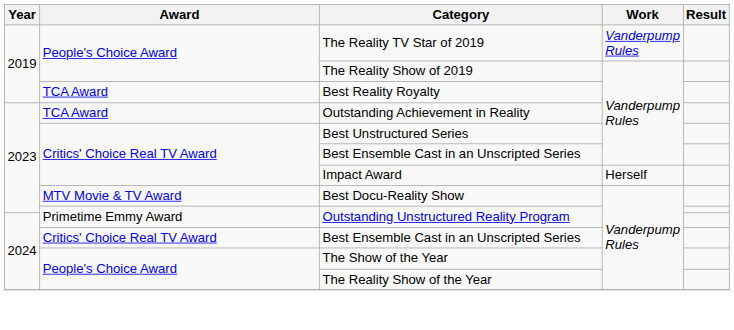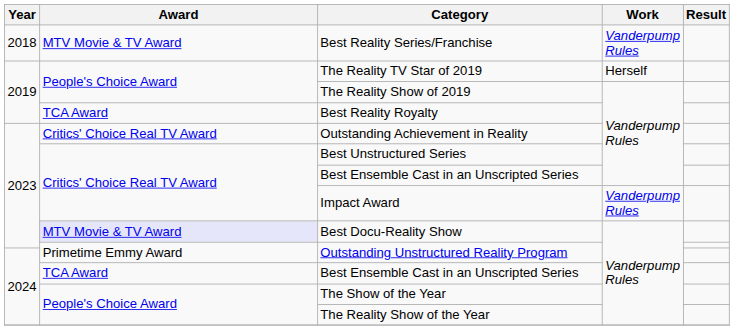+ row: (22, 43)
(643, 43) Vanderpump Rules -> (626, 71) Herself
(75, 112) TCA Award -> (130, 133) Critics' Choice Real TV Award
(626, 175) Herself -> (643, 203) Vanderpump Rules
(112, 196) no background -> (112, 231) lavender background
(130, 237) Critics' Choice Real TV Award -> (75, 273) TCA Award
